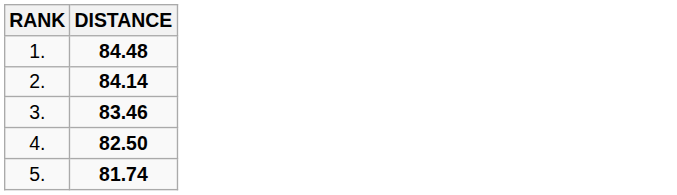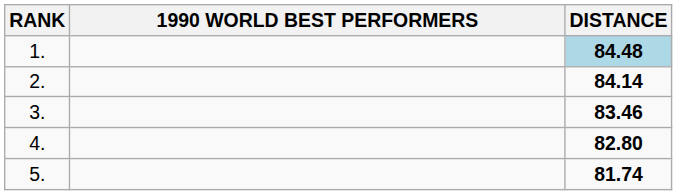+ column: (317, 20)
(123, 51) no background -> (619, 51) lightblue background
(123, 143) 82.50 -> (619, 143) 82.80
